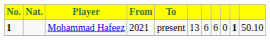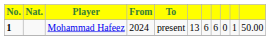(139, 27) 2021 -> (139, 27) 2024
(234, 27) bold -> (234, 27) normal
(252, 27) 50.10 -> (252, 27) 50.00
